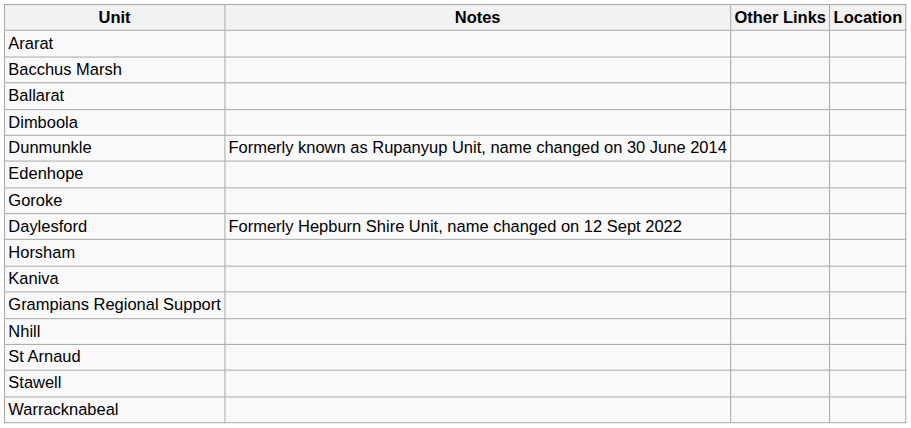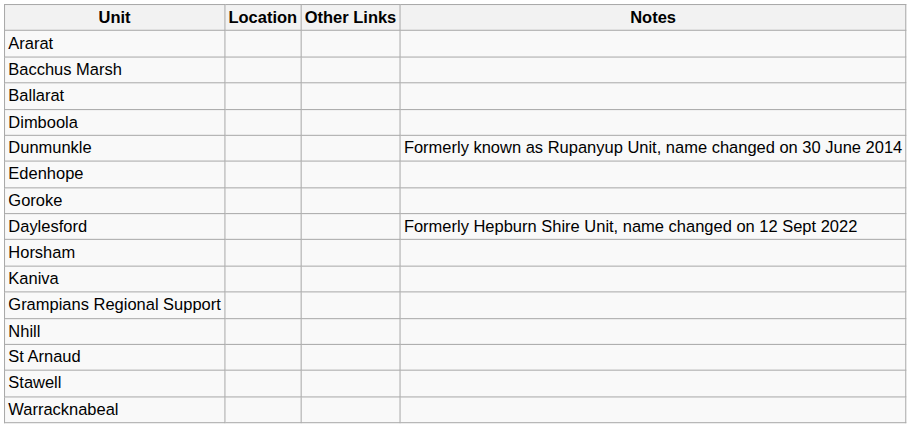columns swapped: (868, 17) <-> (478, 17)
